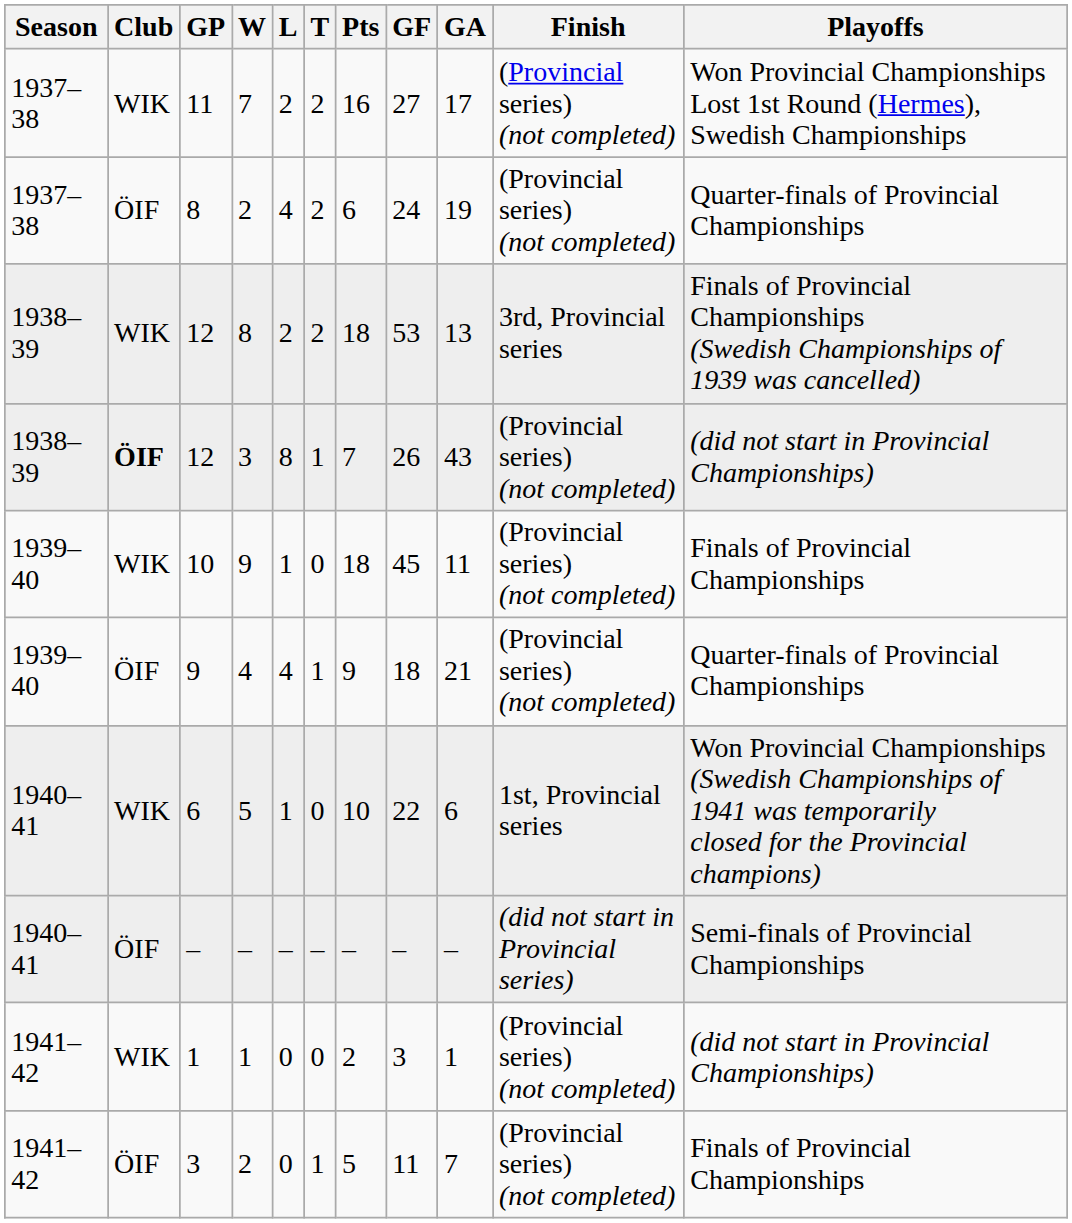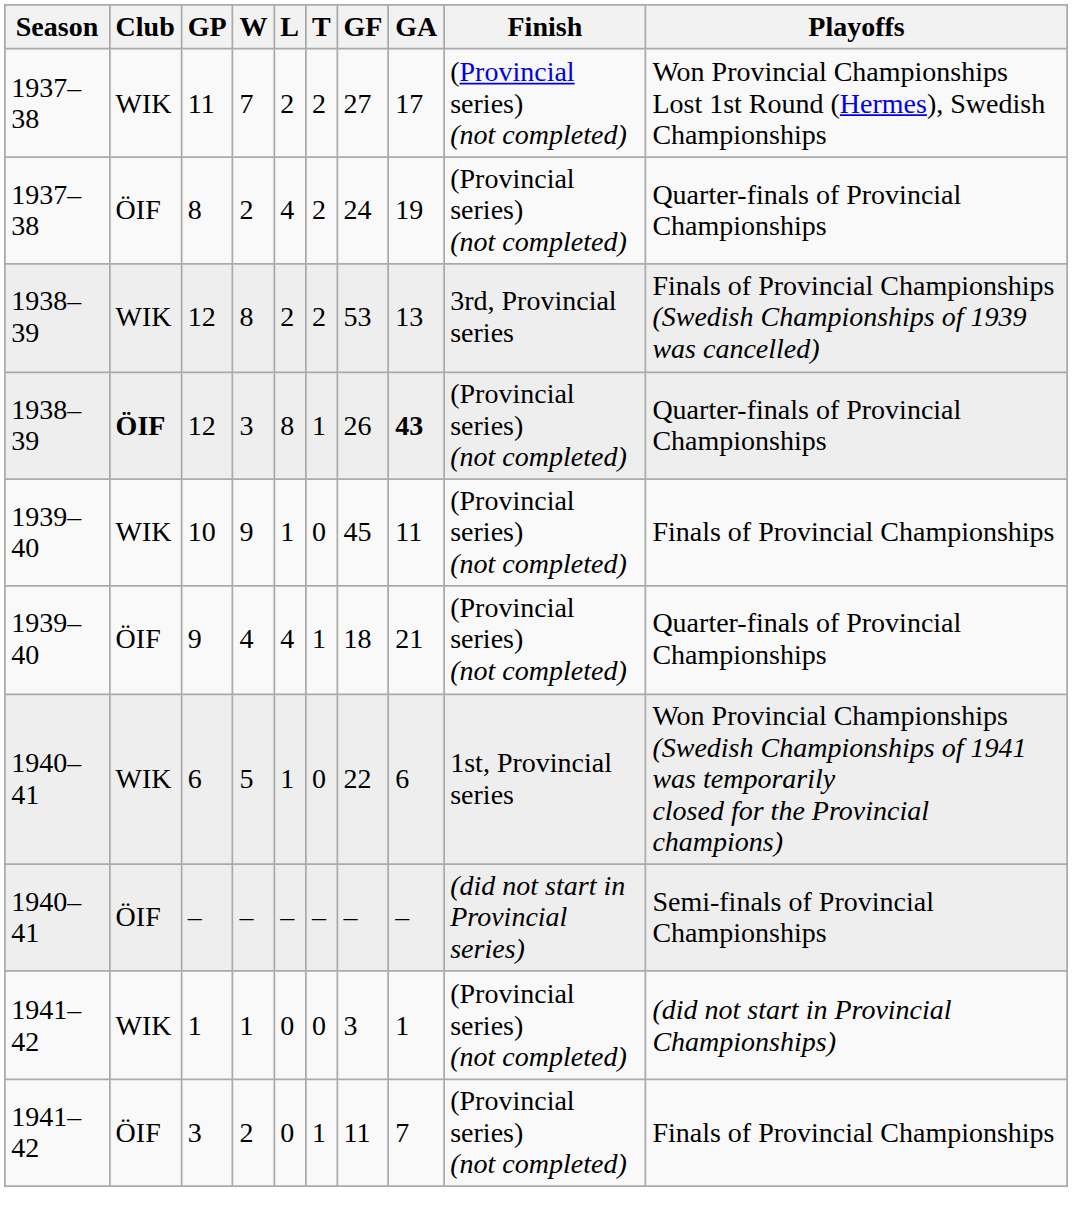- column: (361, 26)
(458, 456) normal -> (409, 424) bold
(840, 456) (did not start in Provincial Championships) -> (807, 424) Quarter-finals of Provincial Championships
